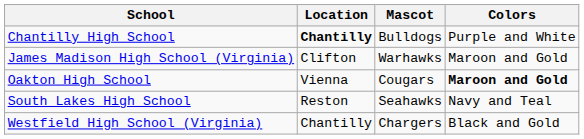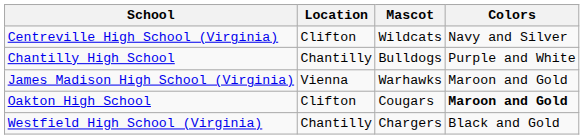+ row: (143, 37)
(336, 37) bold -> (336, 59) normal
(328, 59) Clifton -> (324, 80) Vienna
(324, 80) Vienna -> (328, 102) Clifton
- row: (99, 102)
